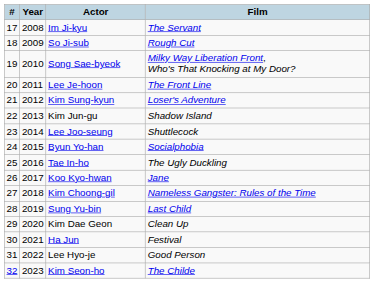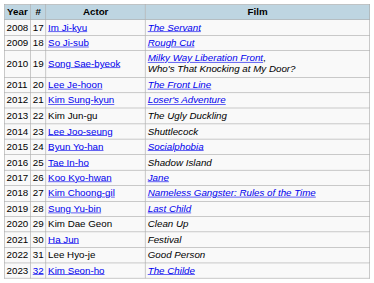columns swapped: (12, 12) <-> (33, 12)
(180, 116) Shadow Island -> (187, 116) The Ugly Duckling
(187, 162) The Ugly Duckling -> (180, 162) Shadow Island
